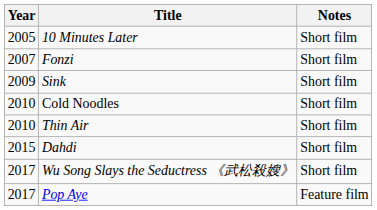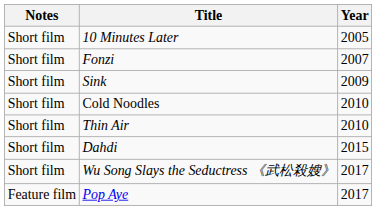columns swapped: (22, 15) <-> (334, 15)
